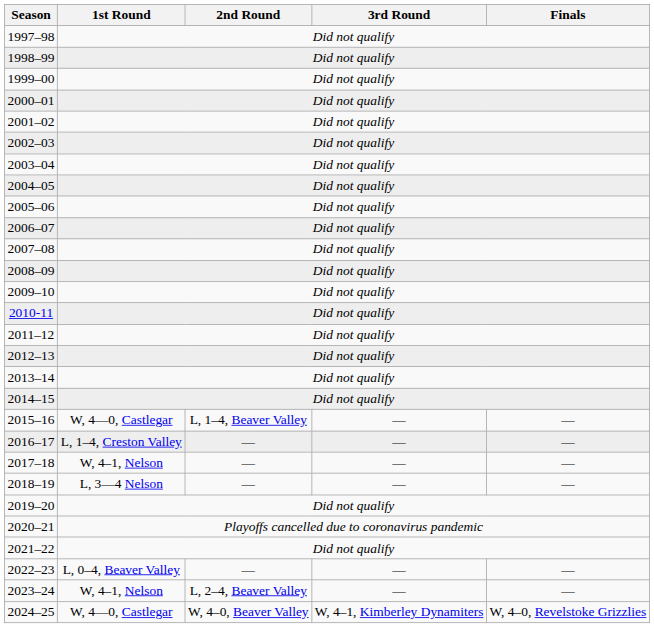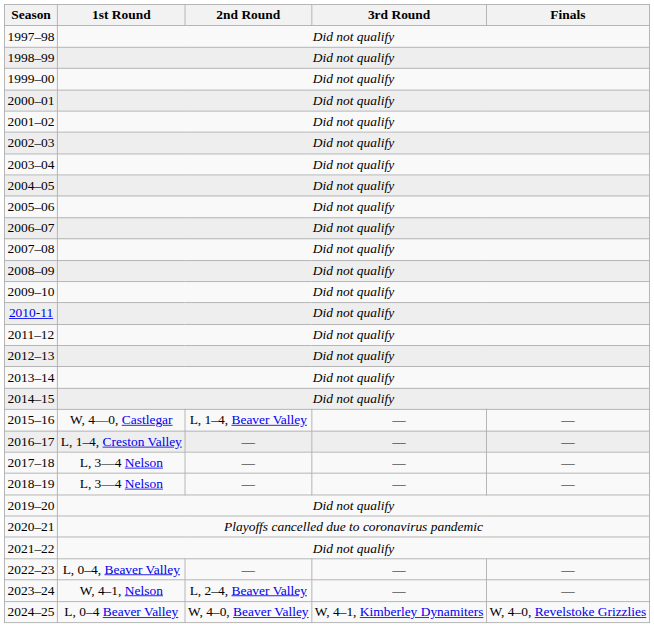(121, 462) W, 4–1, Nelson -> (121, 462) L, 3—4 Nelson
(121, 611) W, 4—0, Castlegar -> (121, 611) L, 0–4 Beaver Valley
